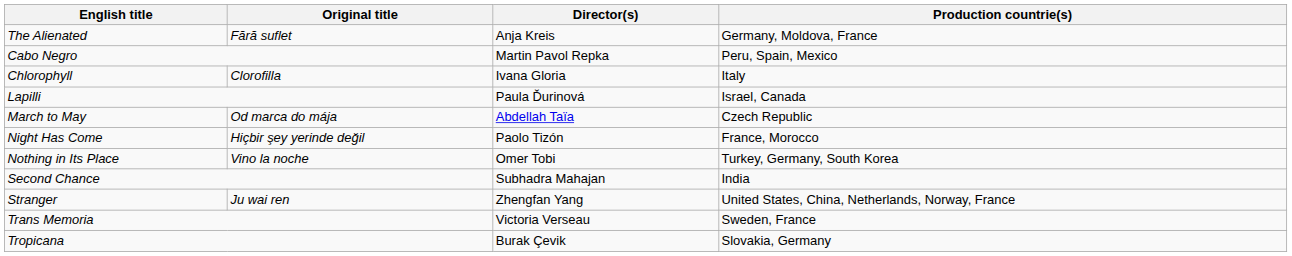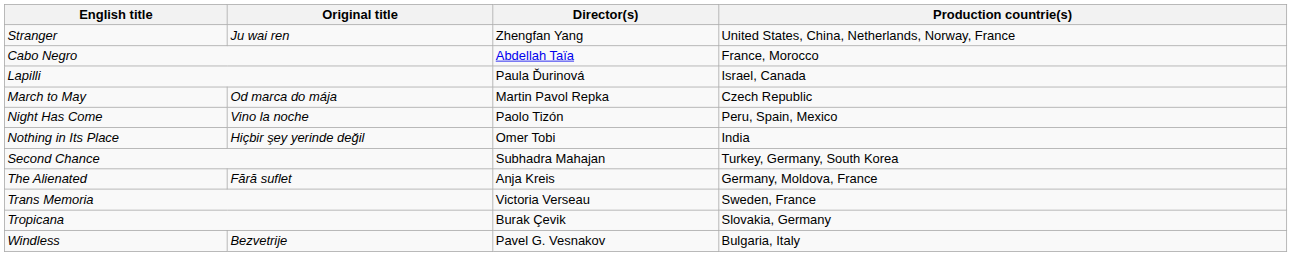rows swapped: (47, 35) <-> (32, 199)
(552, 55) Martin Pavol Repka -> (535, 55) Abdellah Taïa
(779, 55) Peru, Spain, Mexico -> (770, 55) France, Morocco
- row: (40, 76)
(535, 117) Abdellah Taïa -> (552, 96) Martin Pavol Repka
(297, 138) Hiçbir şey yerinde değil -> (270, 117) Vino la noche
(770, 138) France, Morocco -> (779, 117) Peru, Spain, Mexico
(270, 158) Vino la noche -> (297, 138) Hiçbir şey yerinde değil
(810, 158) Turkey, Germany, South Korea -> (736, 138) India
(736, 179) India -> (810, 158) Turkey, Germany, South Korea
+ row: (34, 240)
